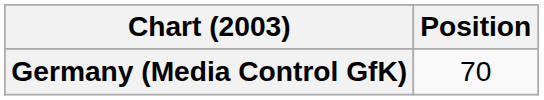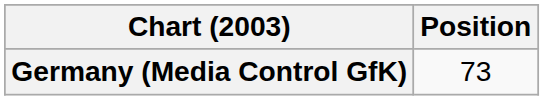(476, 71) 70 -> (476, 71) 73
